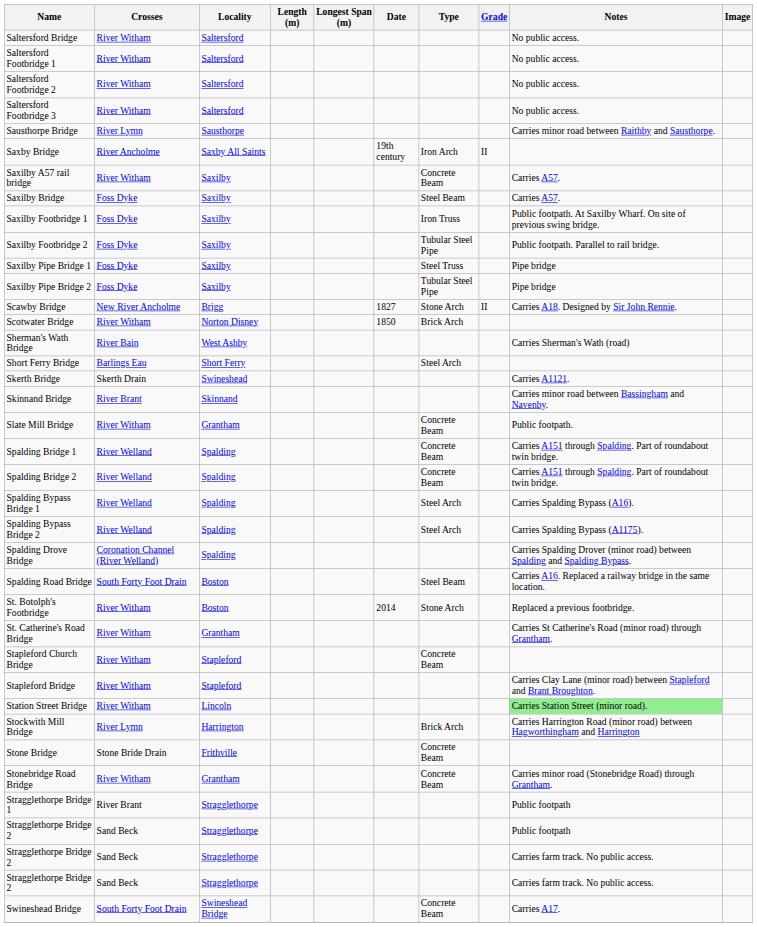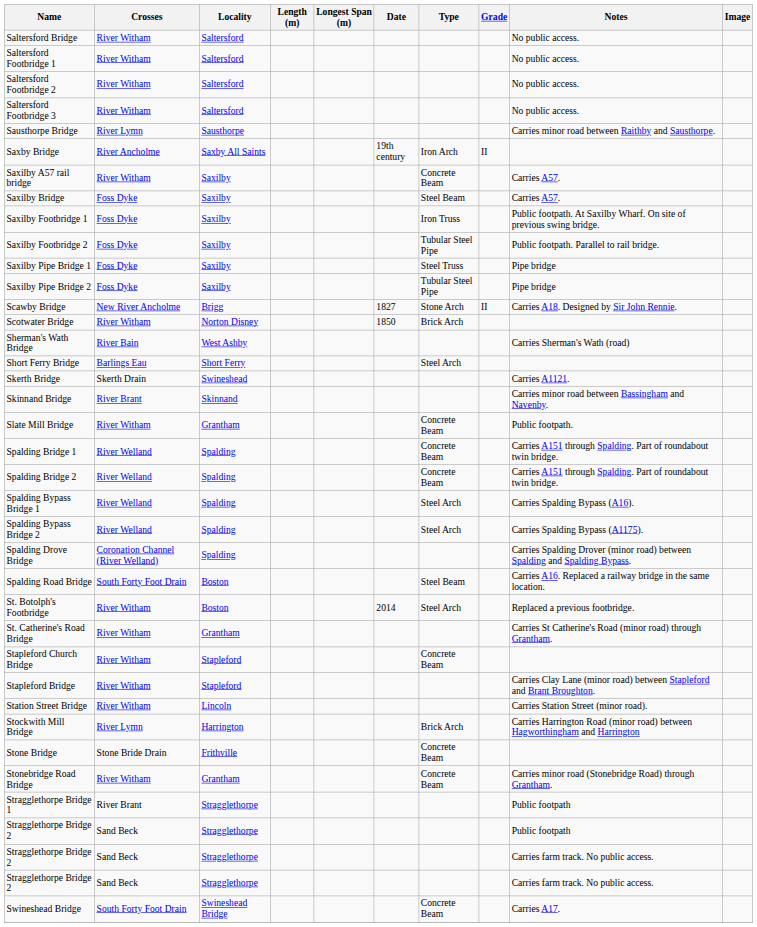(442, 607) Stone Arch -> (441, 607) Steel Arch
(580, 706) lightgreen background -> (580, 706) no background
